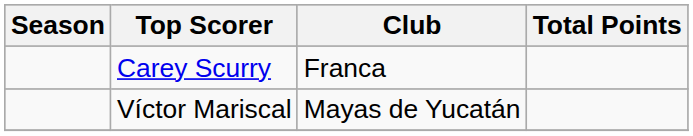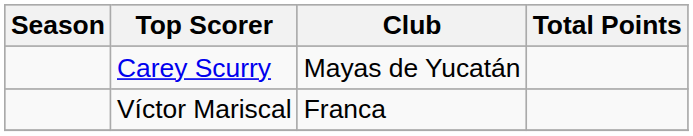(345, 67) Franca -> (412, 67) Mayas de Yucatán
(412, 109) Mayas de Yucatán -> (345, 109) Franca
